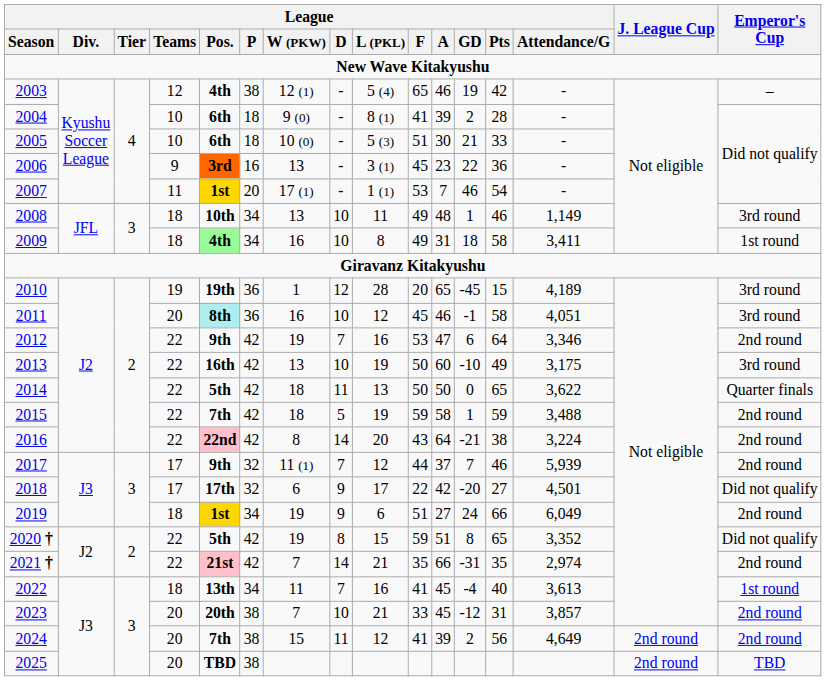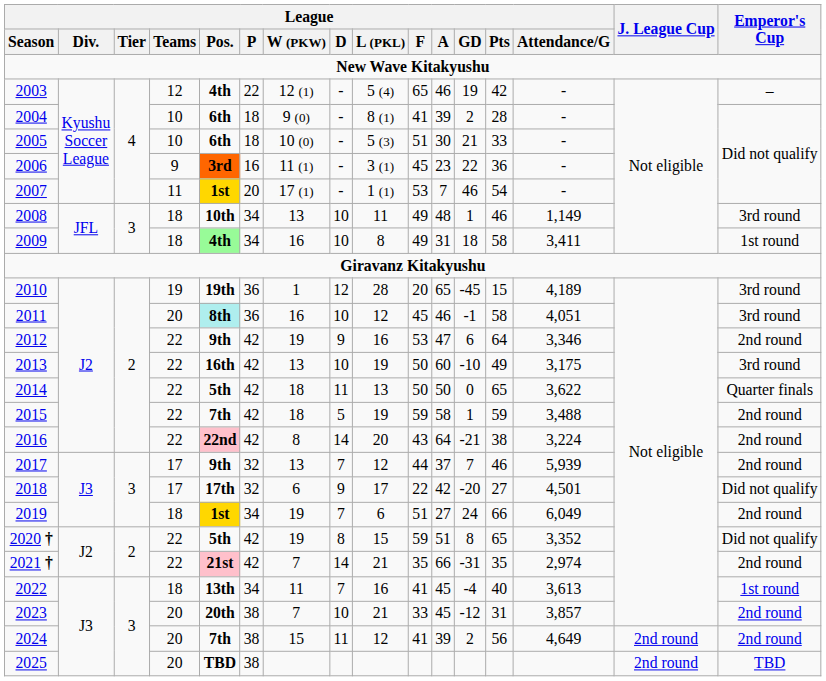(252, 91) 38 -> (252, 91) 22
(296, 166) 13 -> (296, 166) 11 (1)
(341, 340) 7 -> (341, 340) 9
(296, 464) 11 (1) -> (296, 464) 13
(341, 514) 9 -> (341, 514) 7
